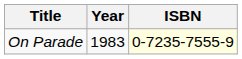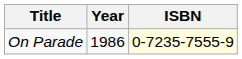(108, 41) 1983 -> (108, 41) 1986
